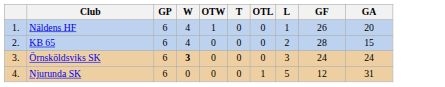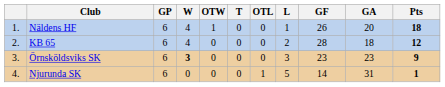+ column: (416, 12)
(369, 43) 15 -> (369, 43) 18
(322, 58) 24 -> (322, 58) 23
(369, 58) 24 -> (369, 58) 23
(322, 74) 12 -> (322, 74) 14
